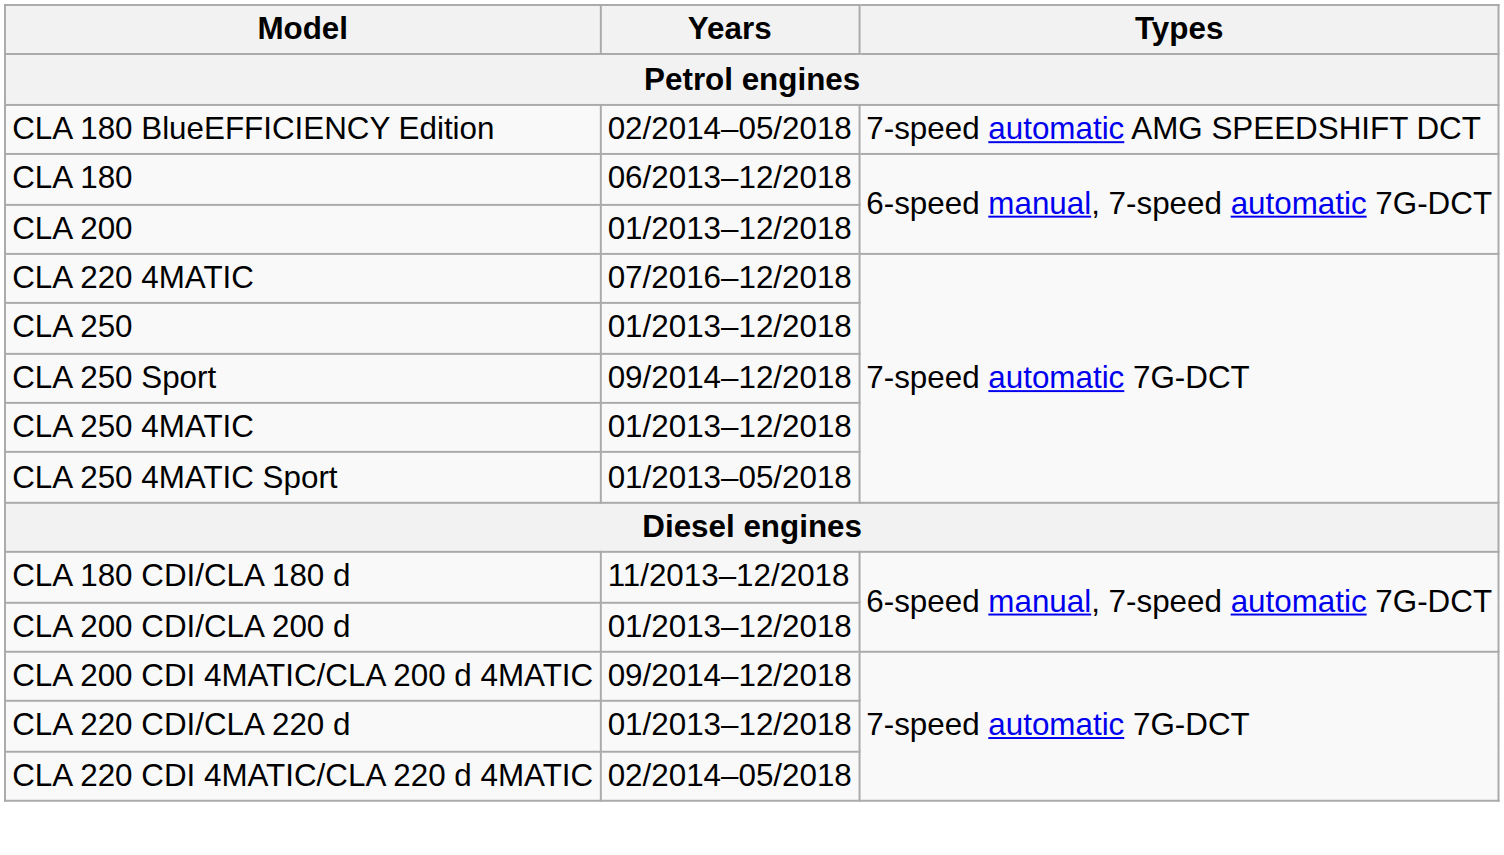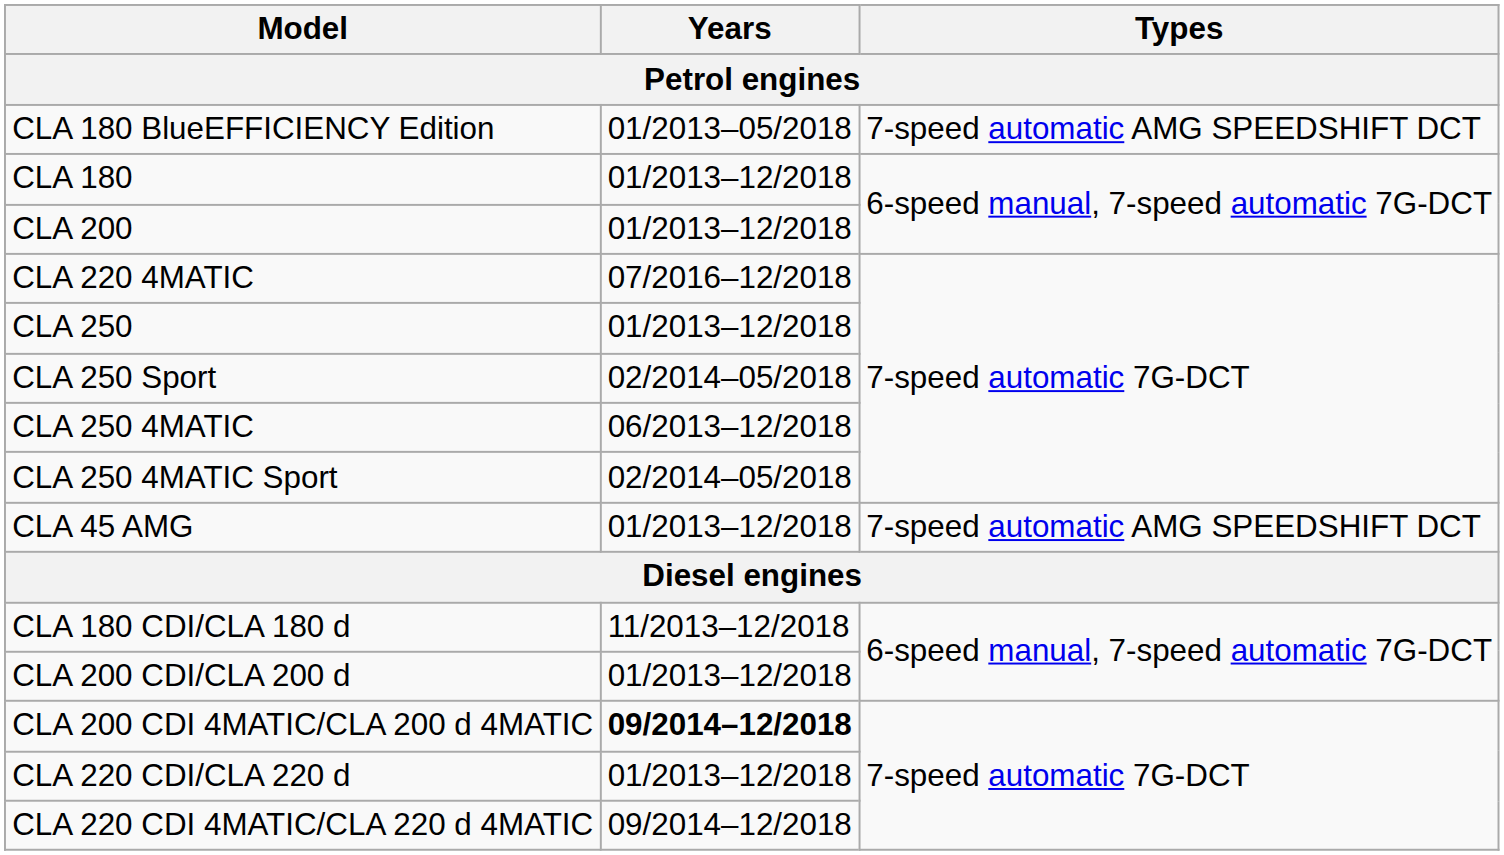(730, 128) 02/2014–05/2018 -> (730, 128) 01/2013–05/2018
(730, 178) 06/2013–12/2018 -> (730, 178) 01/2013–12/2018
(730, 377) 09/2014–12/2018 -> (730, 377) 02/2014–05/2018
(730, 427) 01/2013–12/2018 -> (730, 427) 06/2013–12/2018
(730, 476) 01/2013–05/2018 -> (730, 476) 02/2014–05/2018
+ row: (103, 526)
(730, 675) normal -> (730, 725) bold
(730, 775) 02/2014–05/2018 -> (730, 825) 09/2014–12/2018
